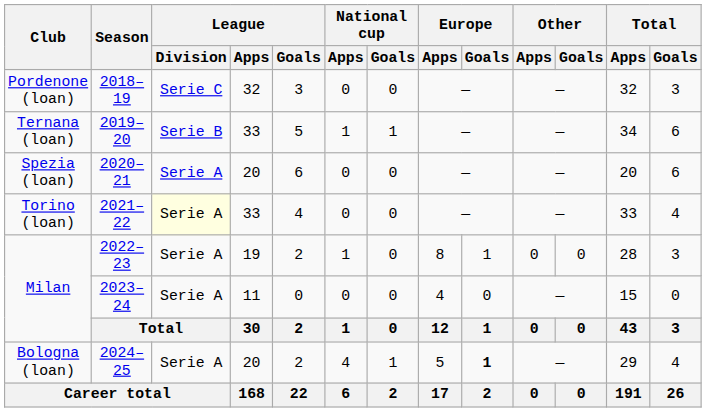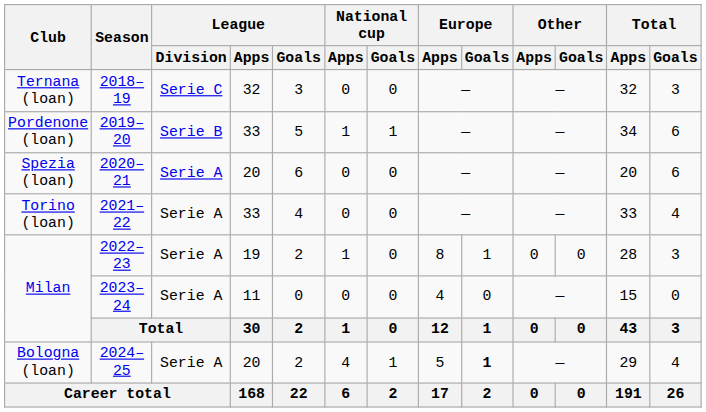(48, 91) Pordenone (loan) -> (48, 91) Ternana (loan)
(48, 132) Ternana (loan) -> (48, 132) Pordenone (loan)
(191, 214) lightyellow background -> (191, 214) no background
